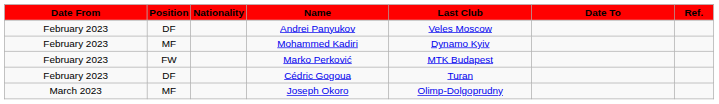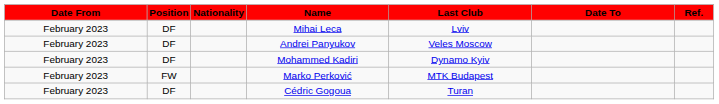+ row: (318, 28)
(169, 44) MF -> (169, 60) DF
- row: (318, 91)
